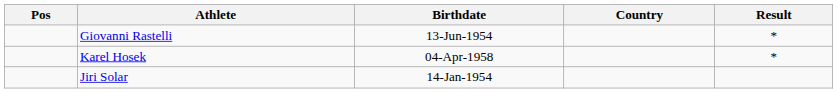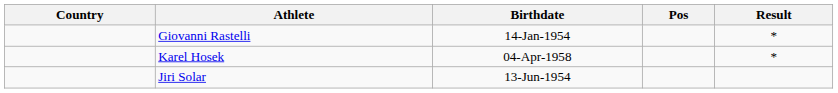columns swapped: (41, 14) <-> (639, 14)
(459, 35) 13-Jun-1954 -> (537, 35) 14-Jan-1954
(459, 77) 14-Jan-1954 -> (537, 77) 13-Jun-1954
